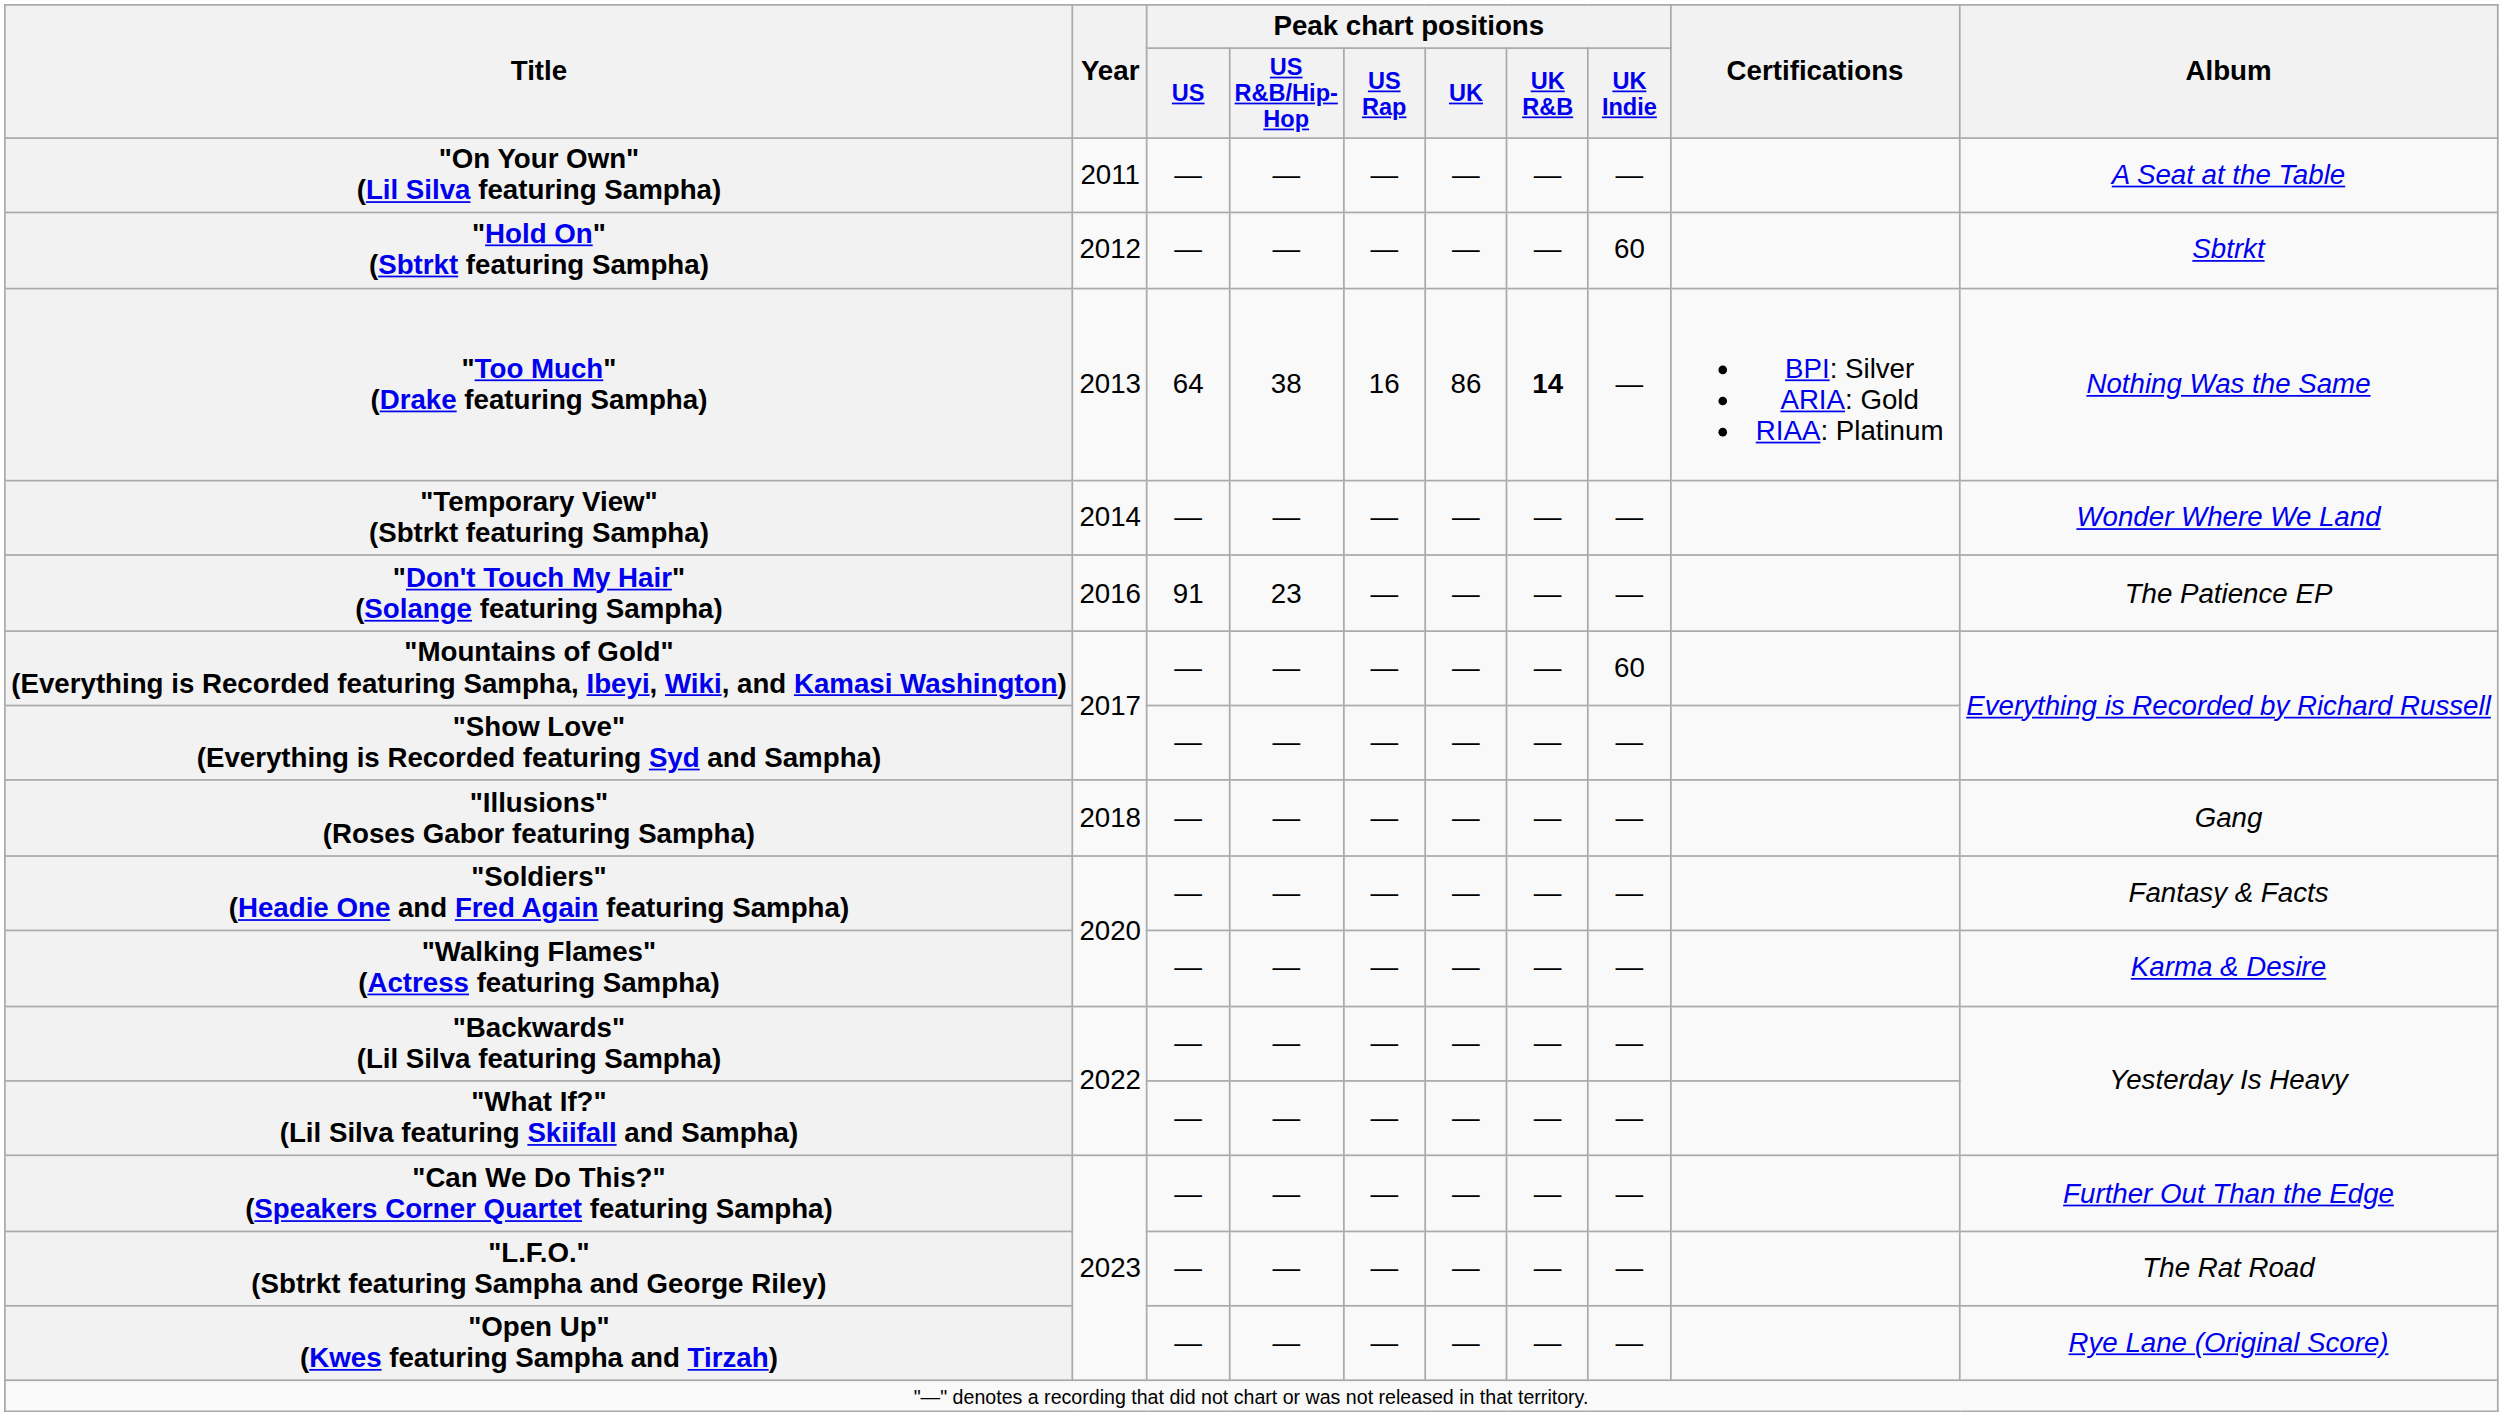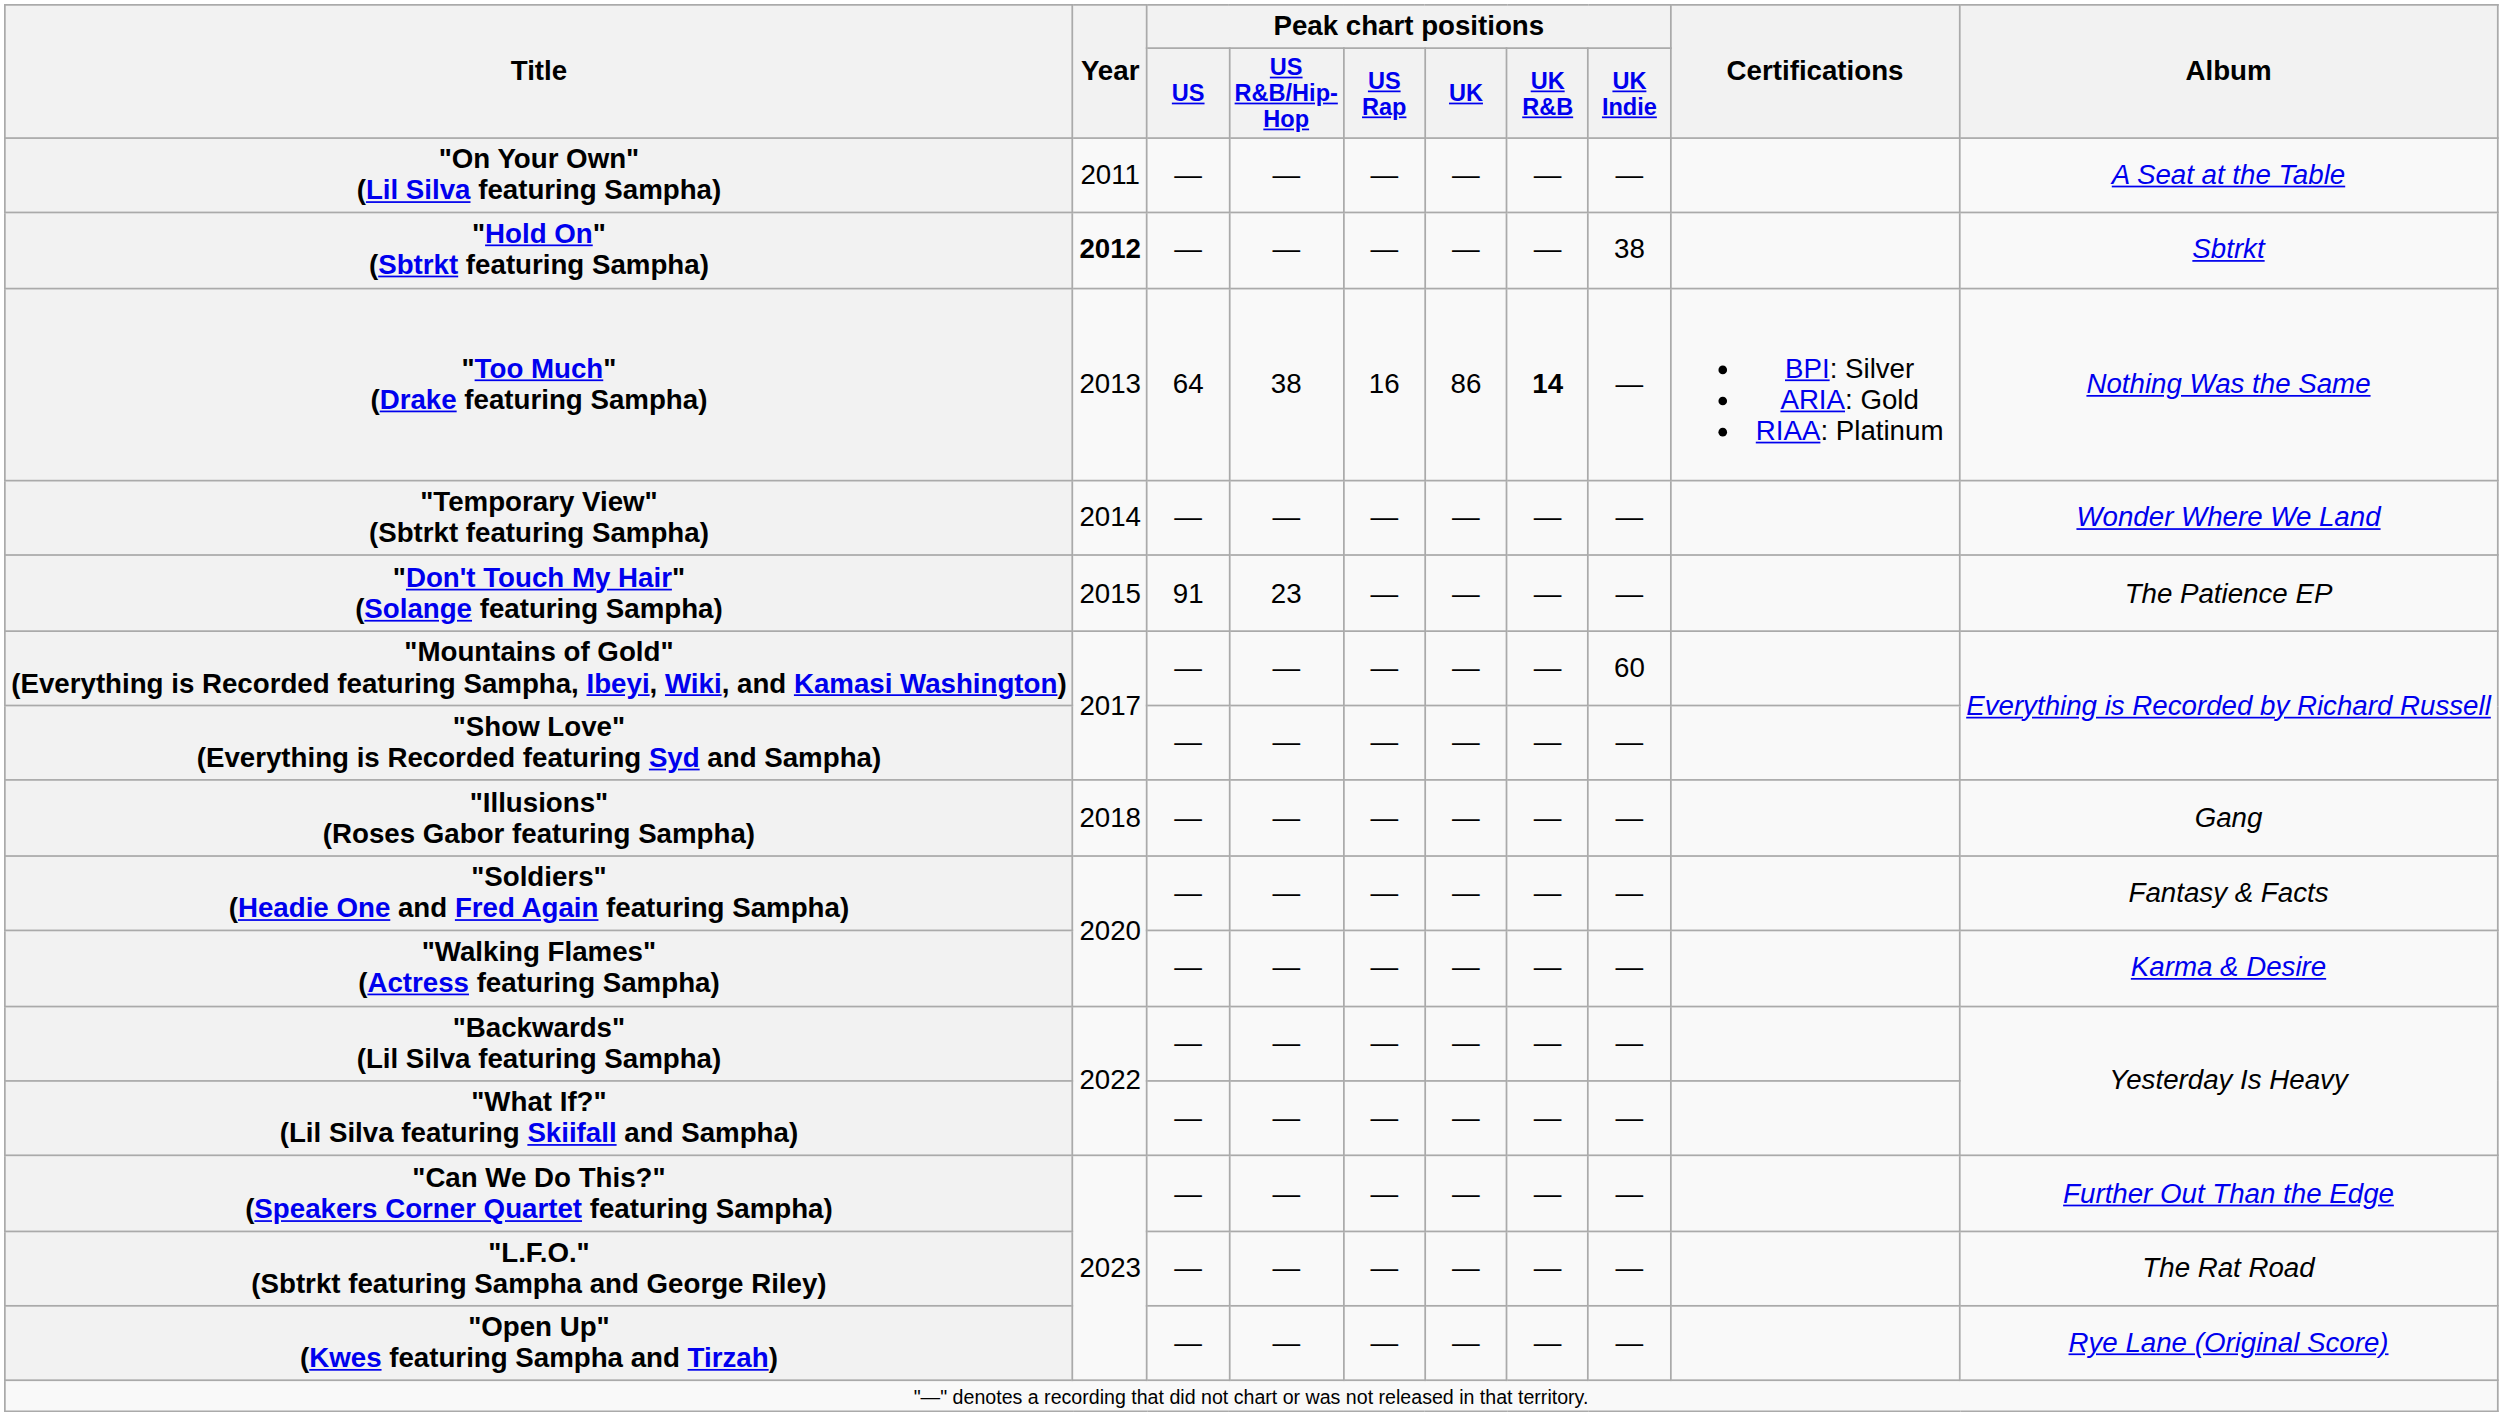(1110, 249) normal -> (1110, 249) bold
(1629, 249) 60 -> (1629, 249) 38
(1110, 592) 2016 -> (1110, 592) 2015
